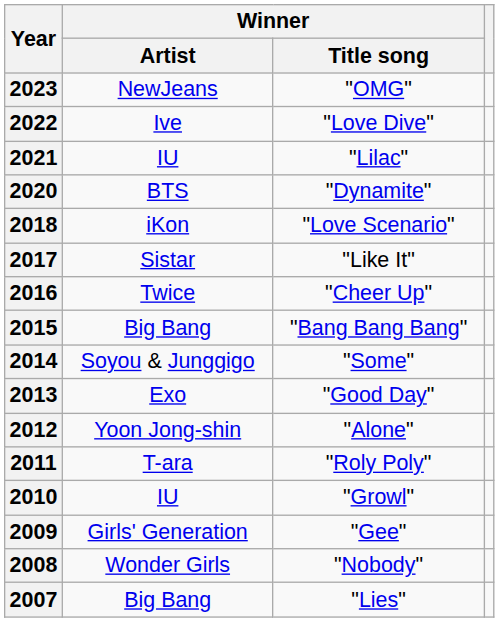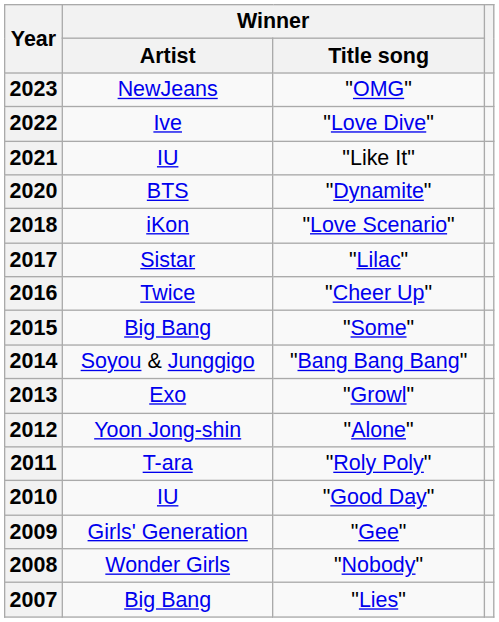(379, 157) "Lilac" -> (379, 157) "Like It"
(379, 259) "Like It" -> (379, 259) "Lilac"
(379, 327) "Bang Bang Bang" -> (379, 327) "Some"
(379, 361) "Some" -> (379, 361) "Bang Bang Bang"
(379, 395) "Good Day" -> (379, 395) "Growl"
(379, 497) "Growl" -> (379, 497) "Good Day"
